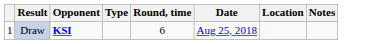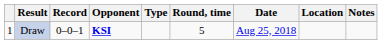+ column: (70, 13)
(162, 30) 6 -> (202, 30) 5
